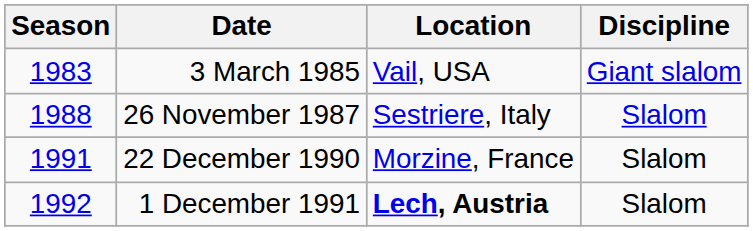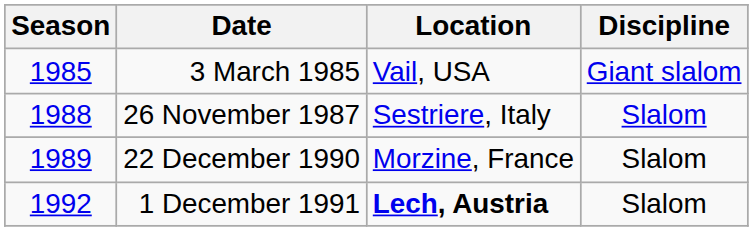(61, 70) 1983 -> (61, 70) 1985
(61, 159) 1991 -> (61, 159) 1989
